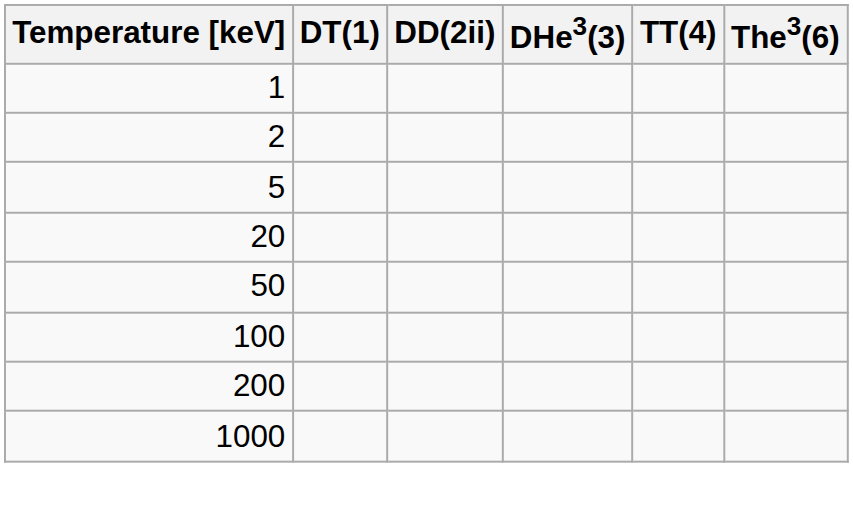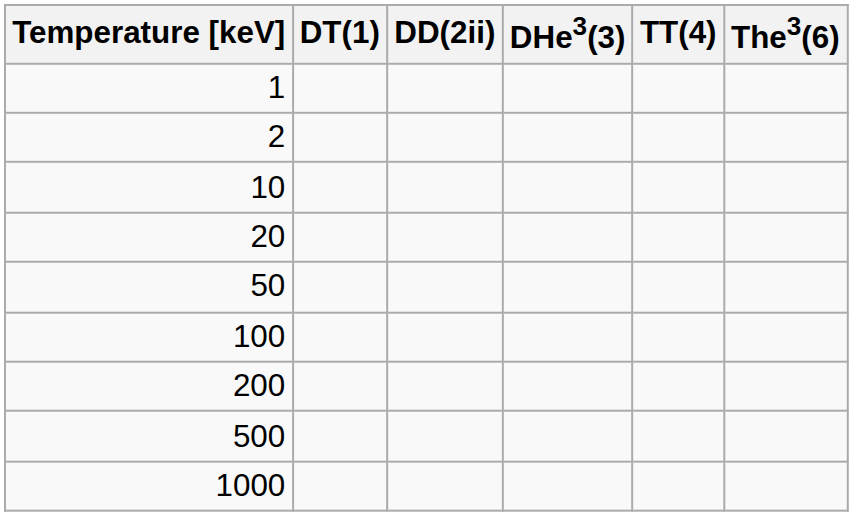- row: (277, 187)
+ row: (268, 187)
+ row: (259, 435)
